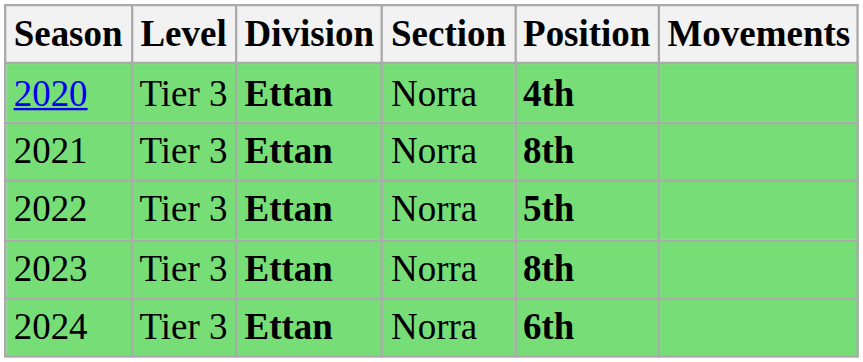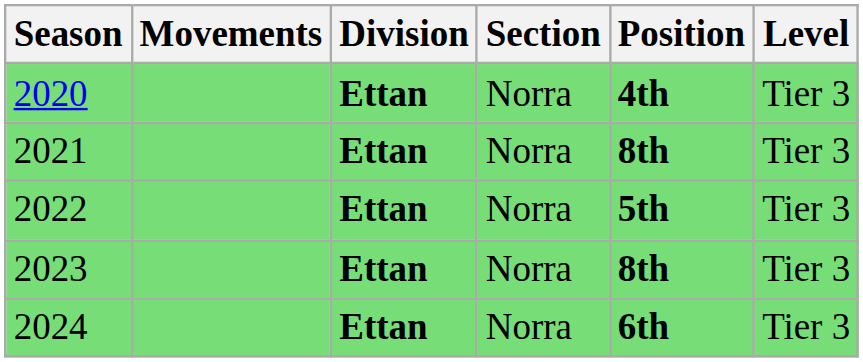columns swapped: (184, 33) <-> (759, 33)
